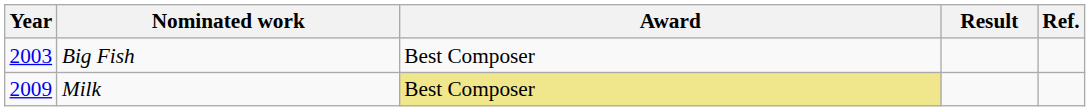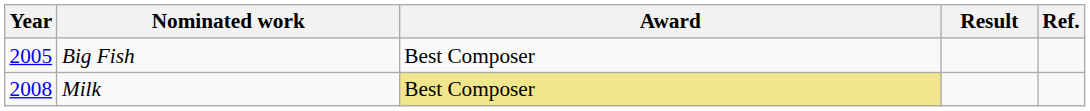(31, 55) 2003 -> (31, 55) 2005
(31, 88) 2009 -> (31, 88) 2008
